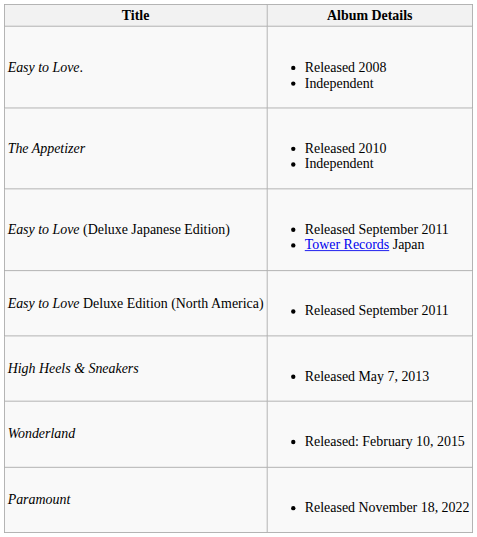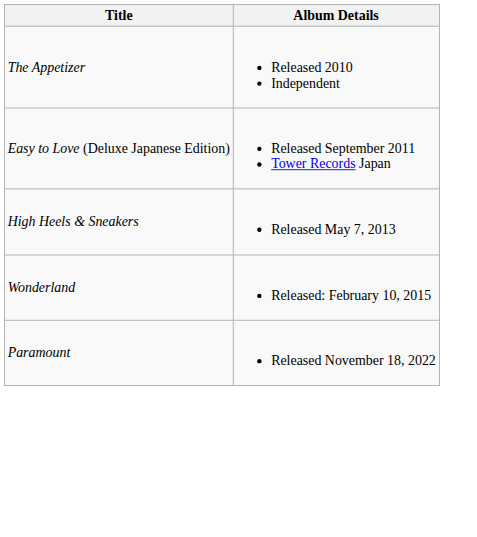- row: (45, 67)
- row: (136, 303)
